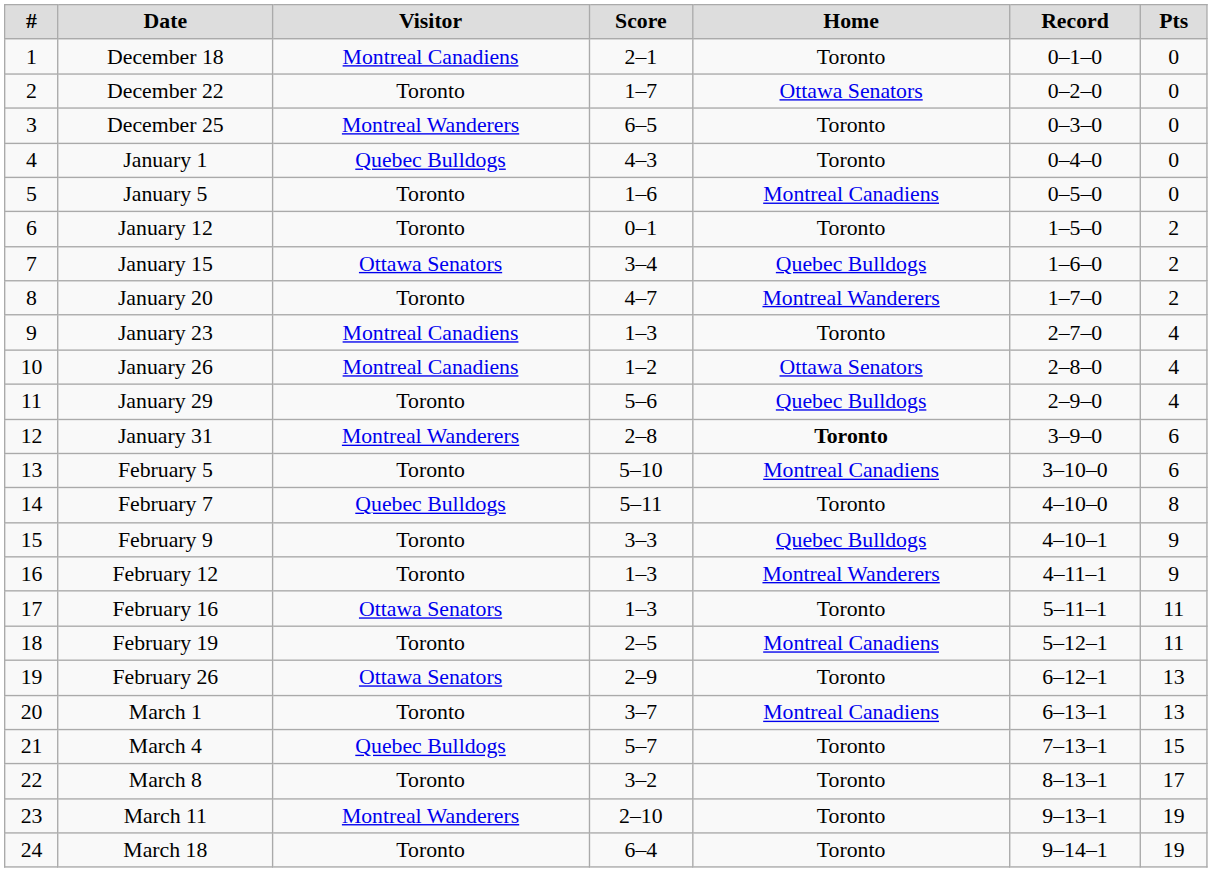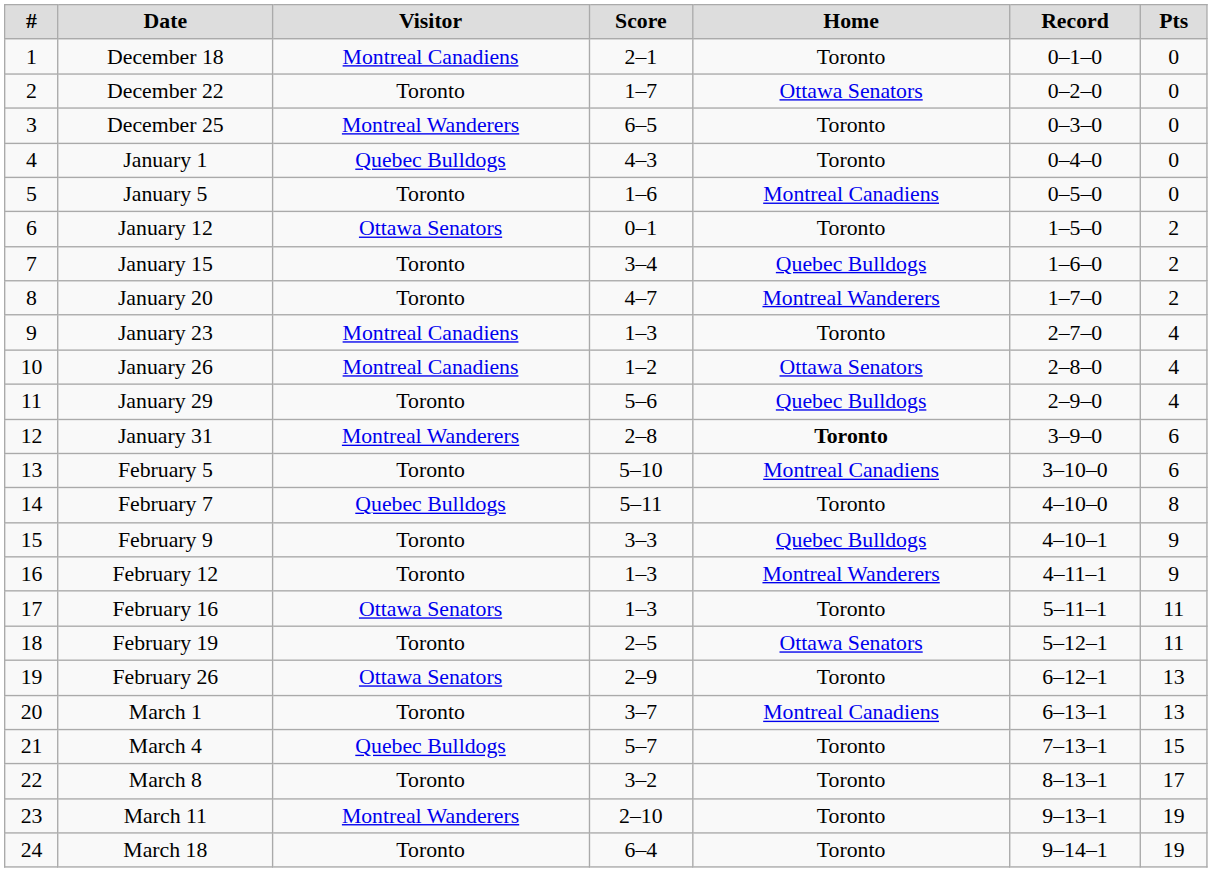(431, 228) Toronto -> (431, 228) Ottawa Senators
(431, 263) Ottawa Senators -> (431, 263) Toronto
(851, 642) Montreal Canadiens -> (851, 642) Ottawa Senators
